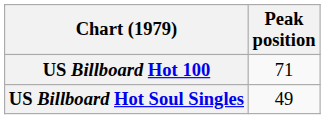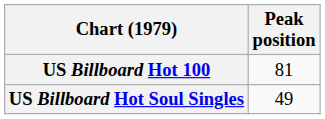(284, 69) 71 -> (284, 69) 81
